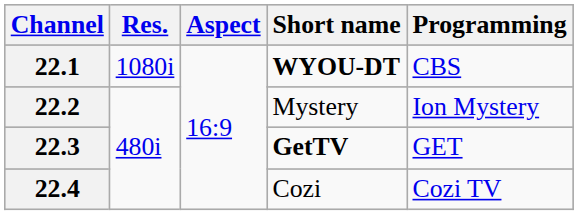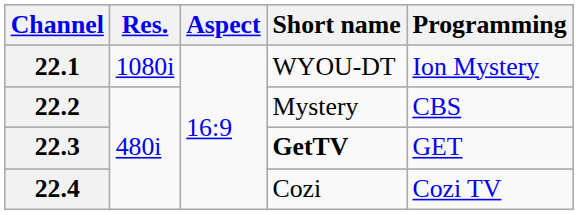(336, 65) bold -> (334, 65) normal
(437, 65) CBS -> (476, 65) Ion Mystery
(476, 106) Ion Mystery -> (437, 106) CBS
